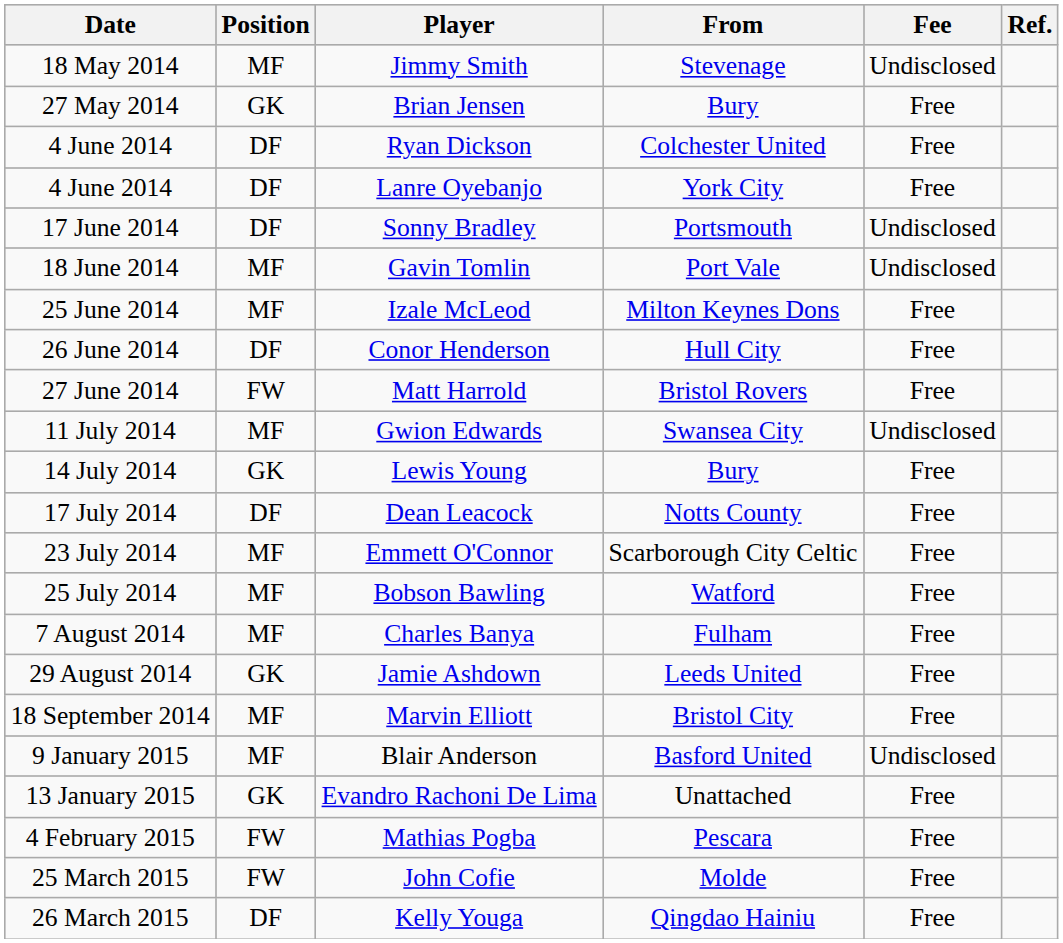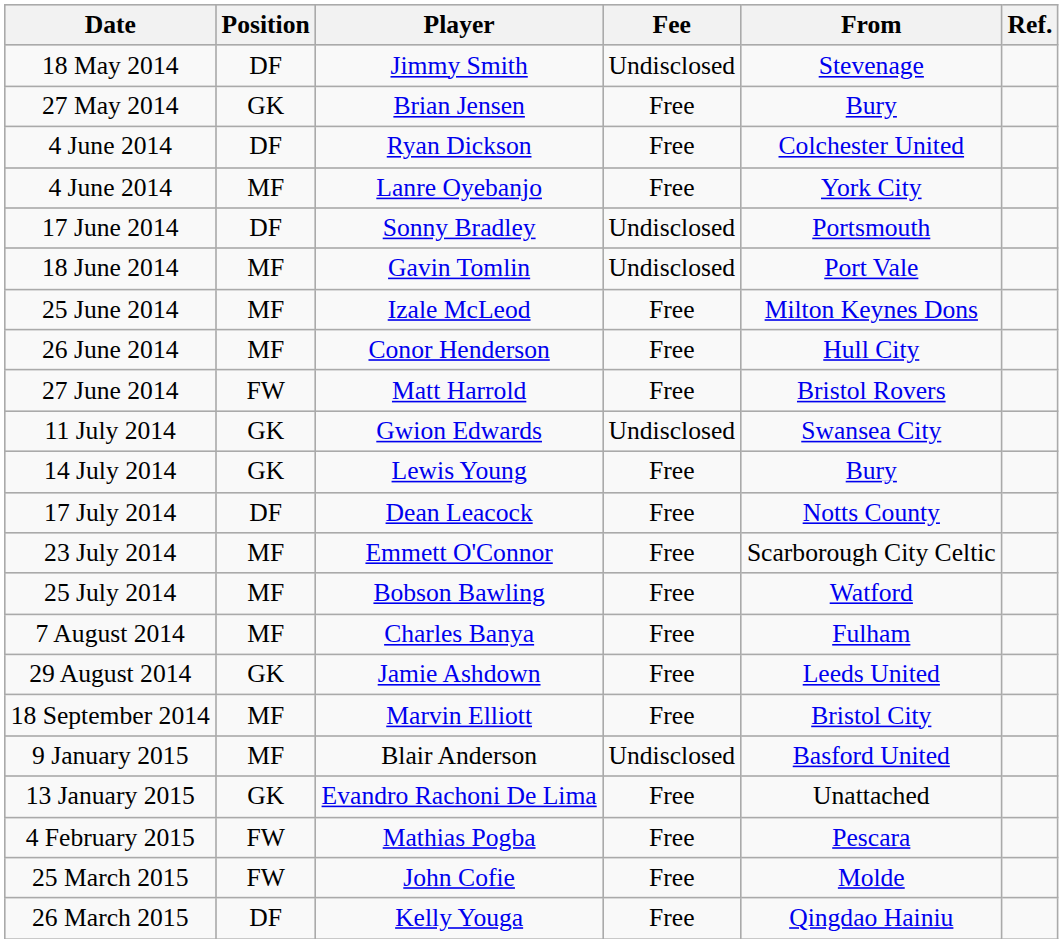columns swapped: (733, 24) <-> (932, 24)
(266, 65) MF -> (266, 65) DF
(266, 187) DF -> (266, 187) MF
(266, 349) DF -> (266, 349) MF
(266, 430) MF -> (266, 430) GK
